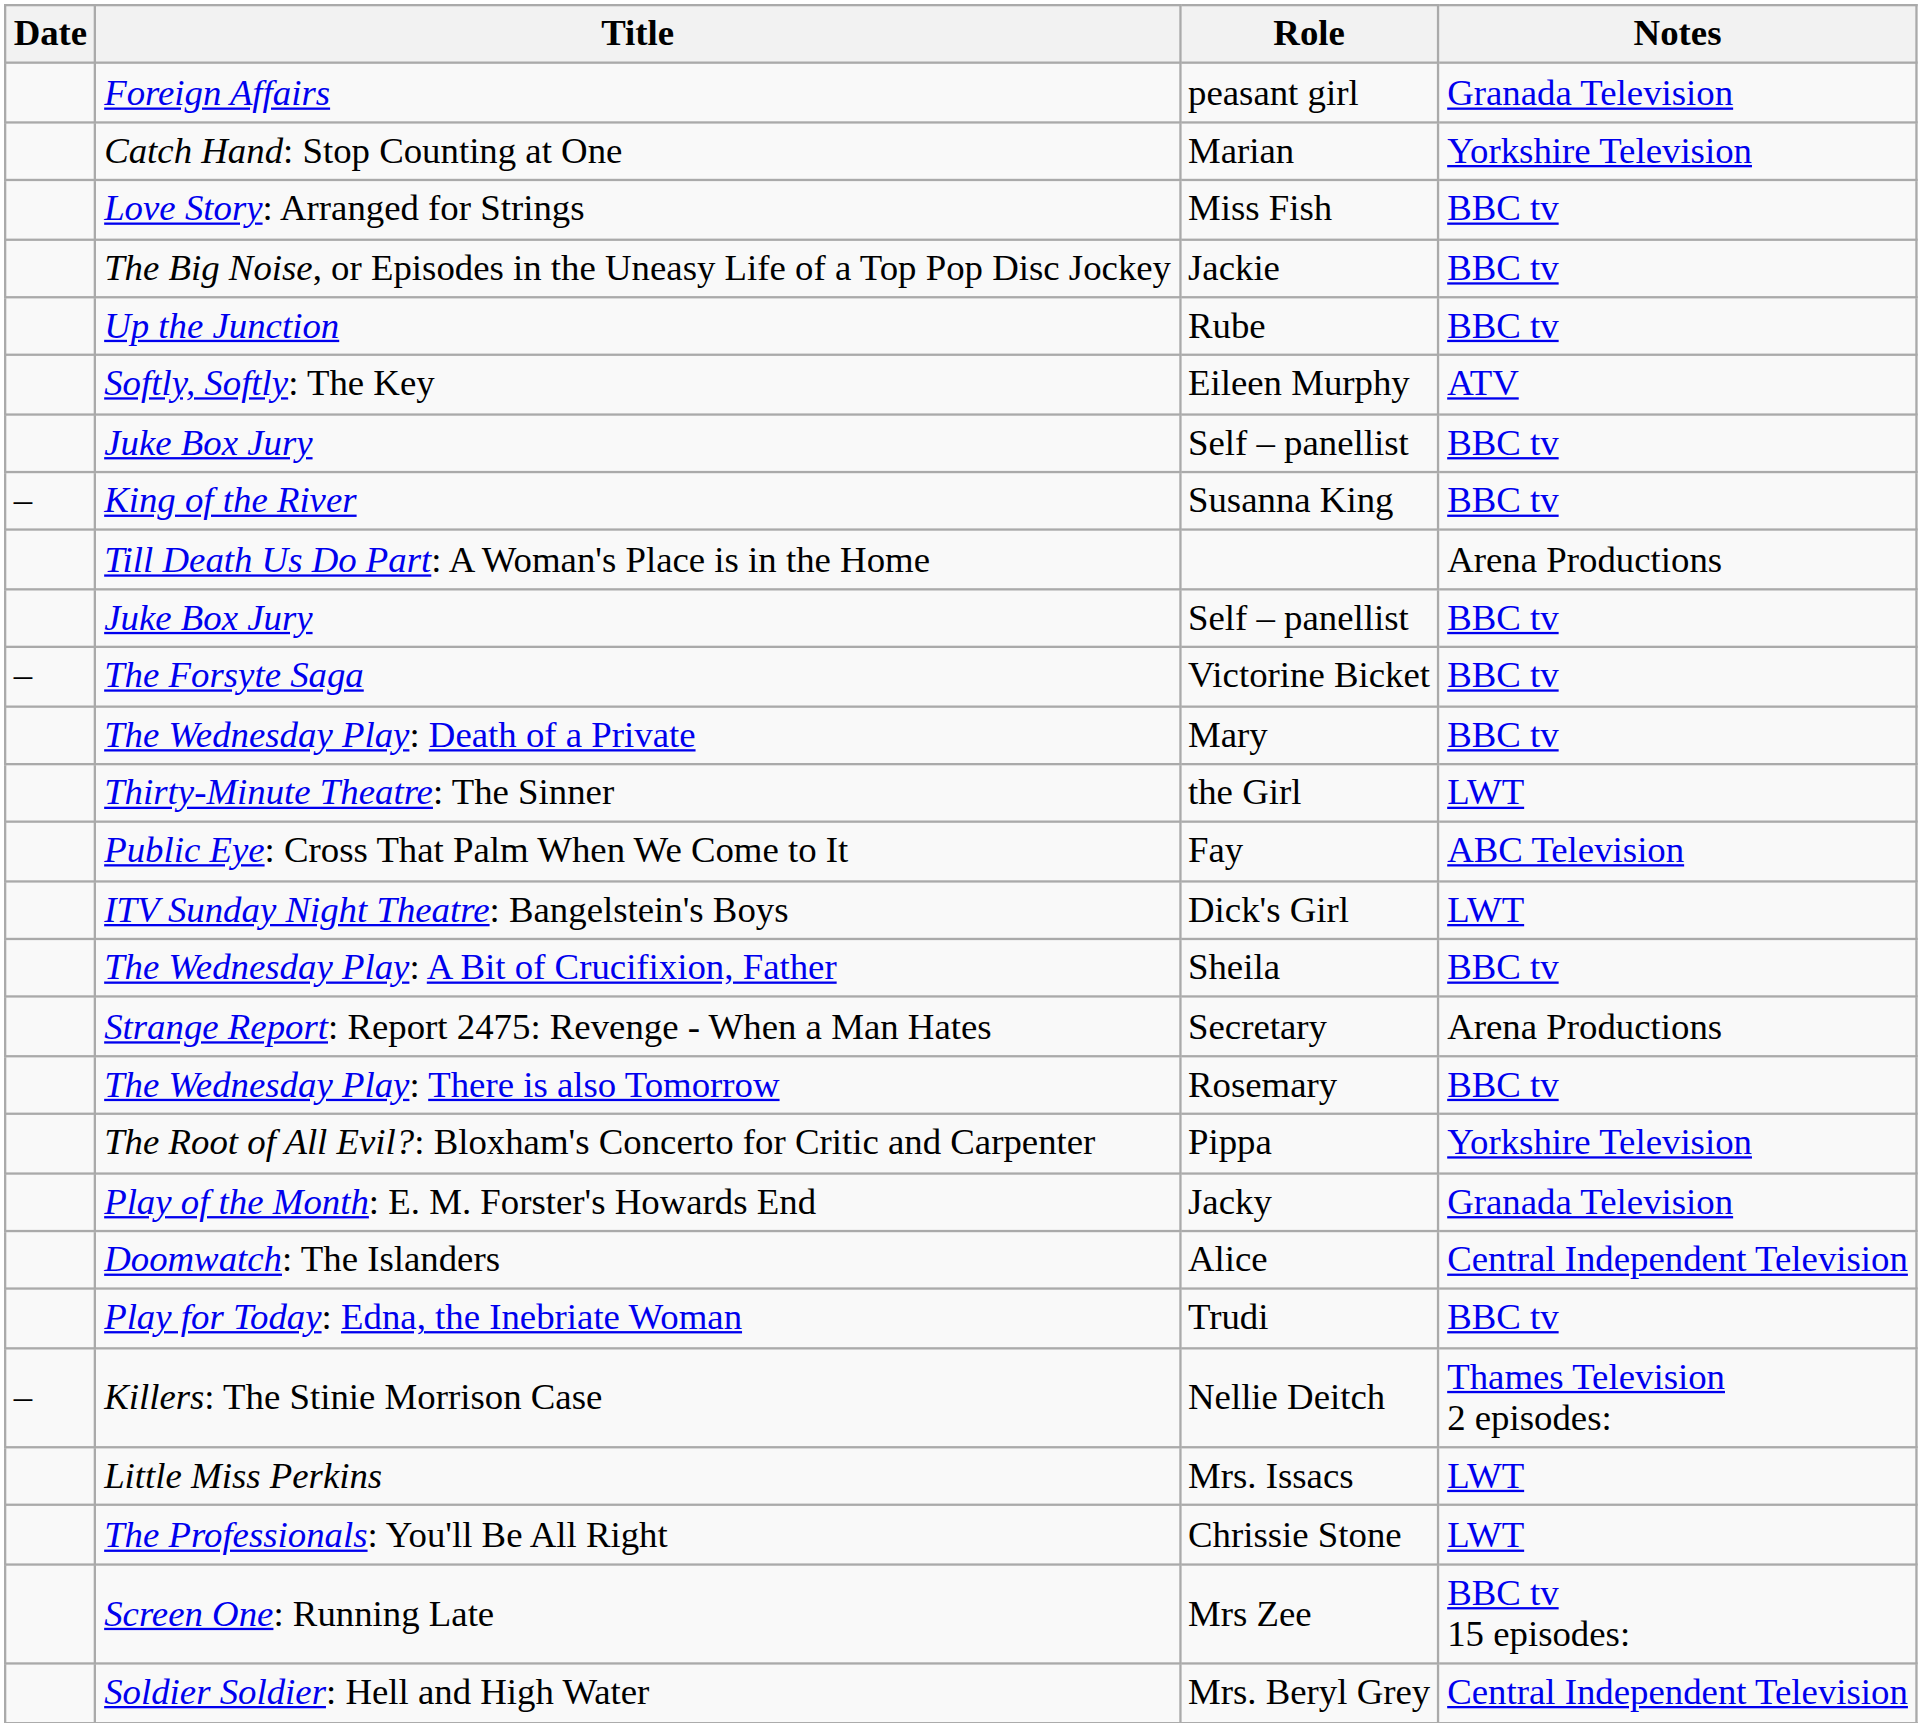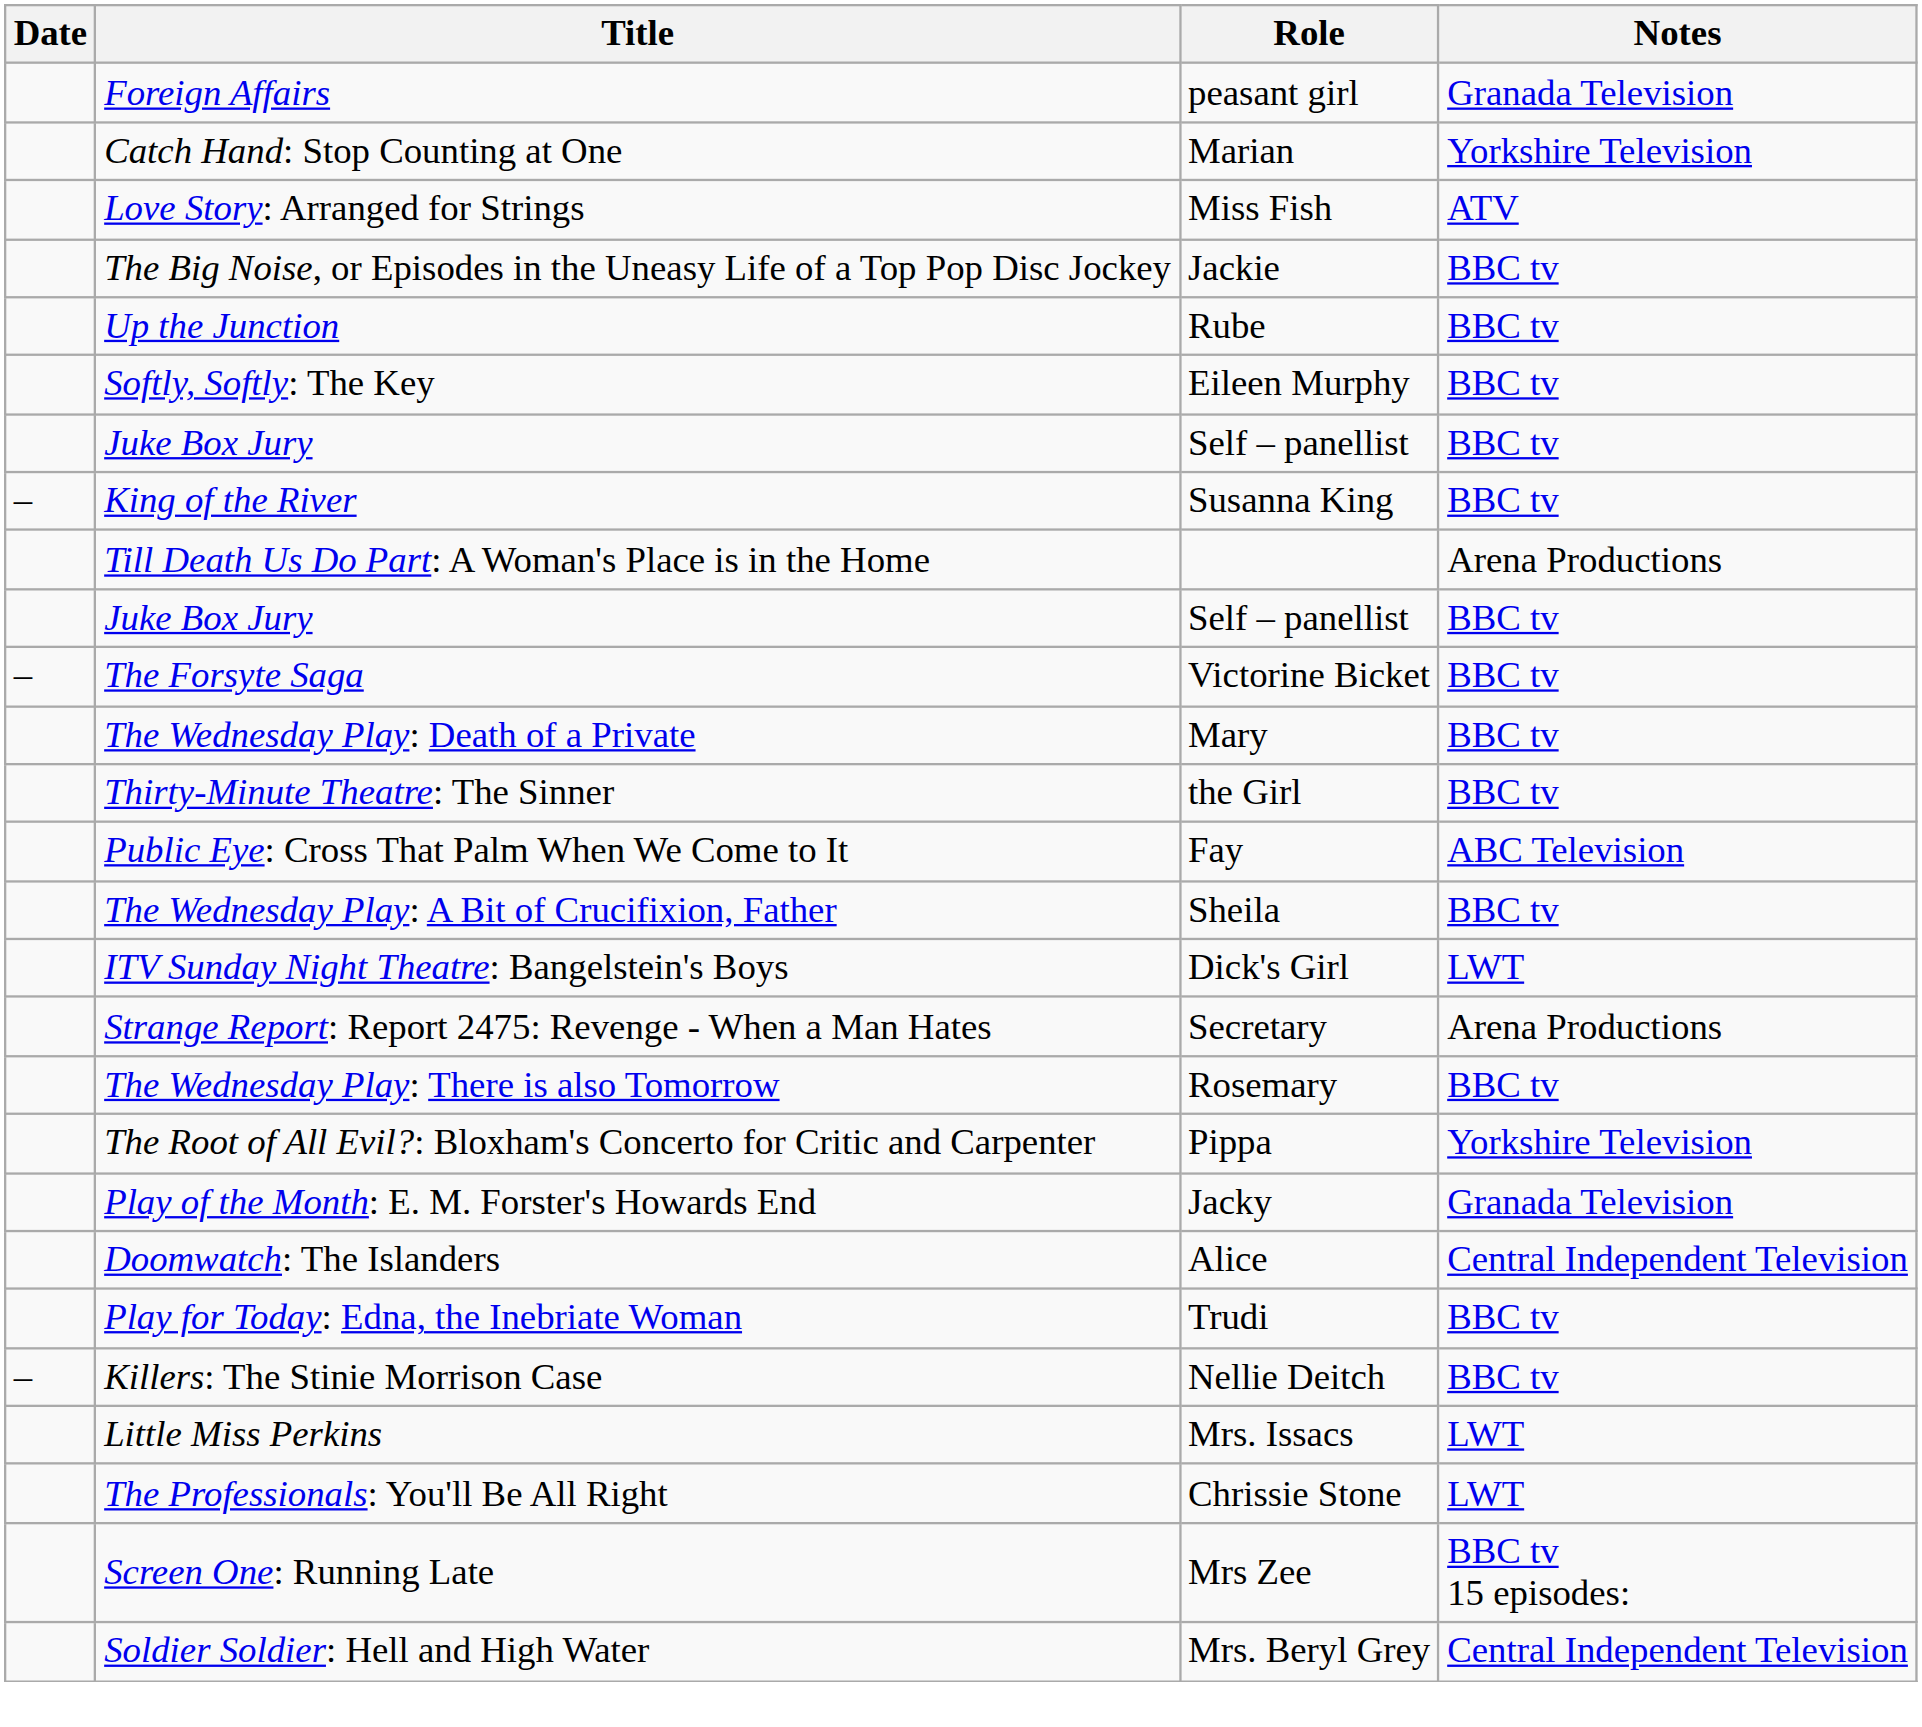(1503, 208) BBC tv -> (1483, 208) ATV
(1483, 383) ATV -> (1503, 383) BBC tv
(1486, 792) LWT -> (1503, 792) BBC tv
rows swapped: (470, 967) <-> (446, 909)
(1586, 1396) Thames Television 2 episodes: -> (1503, 1376) BBC tv
